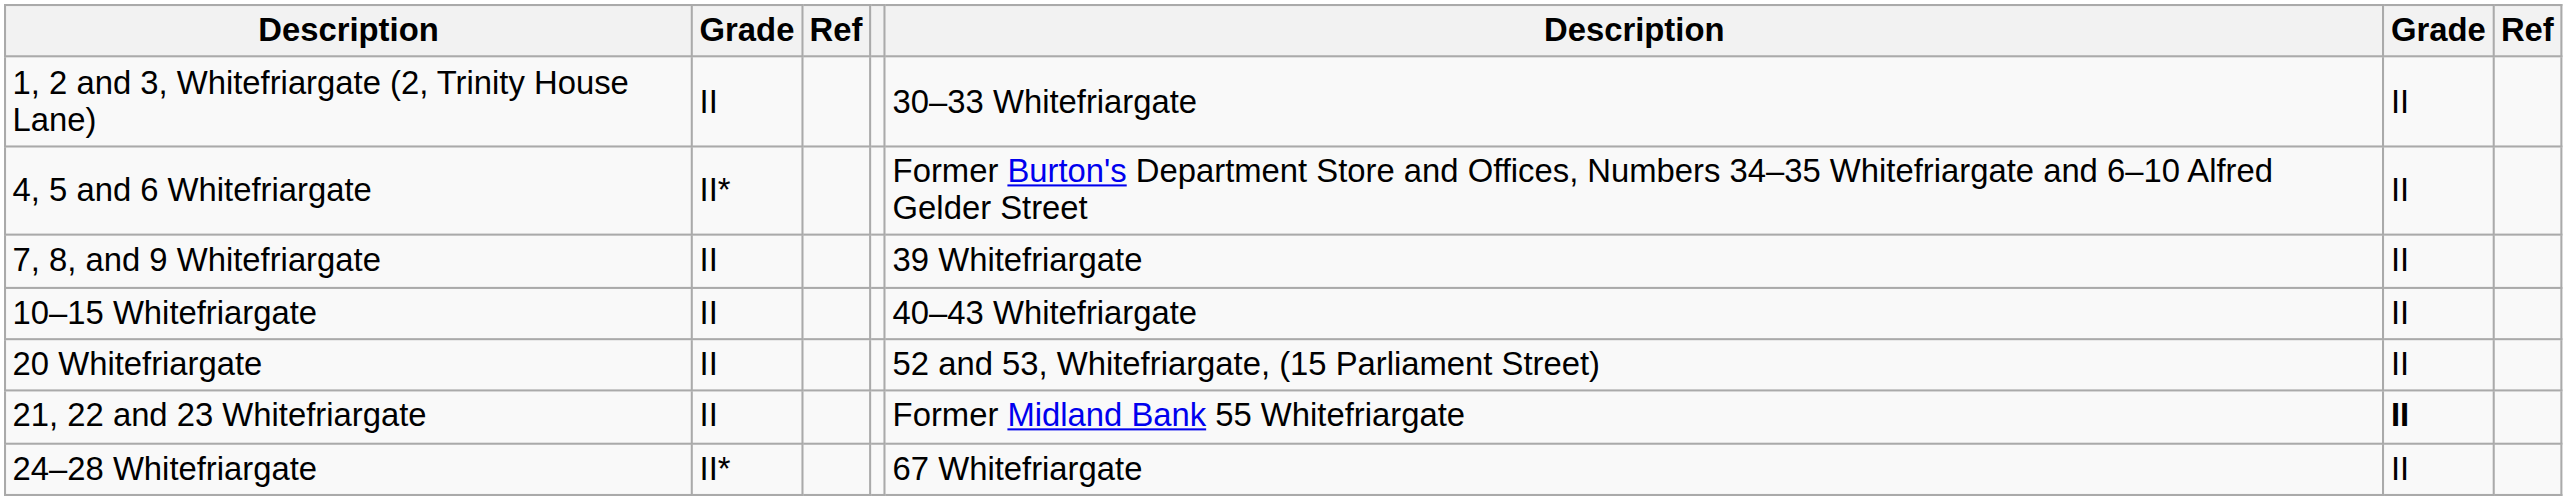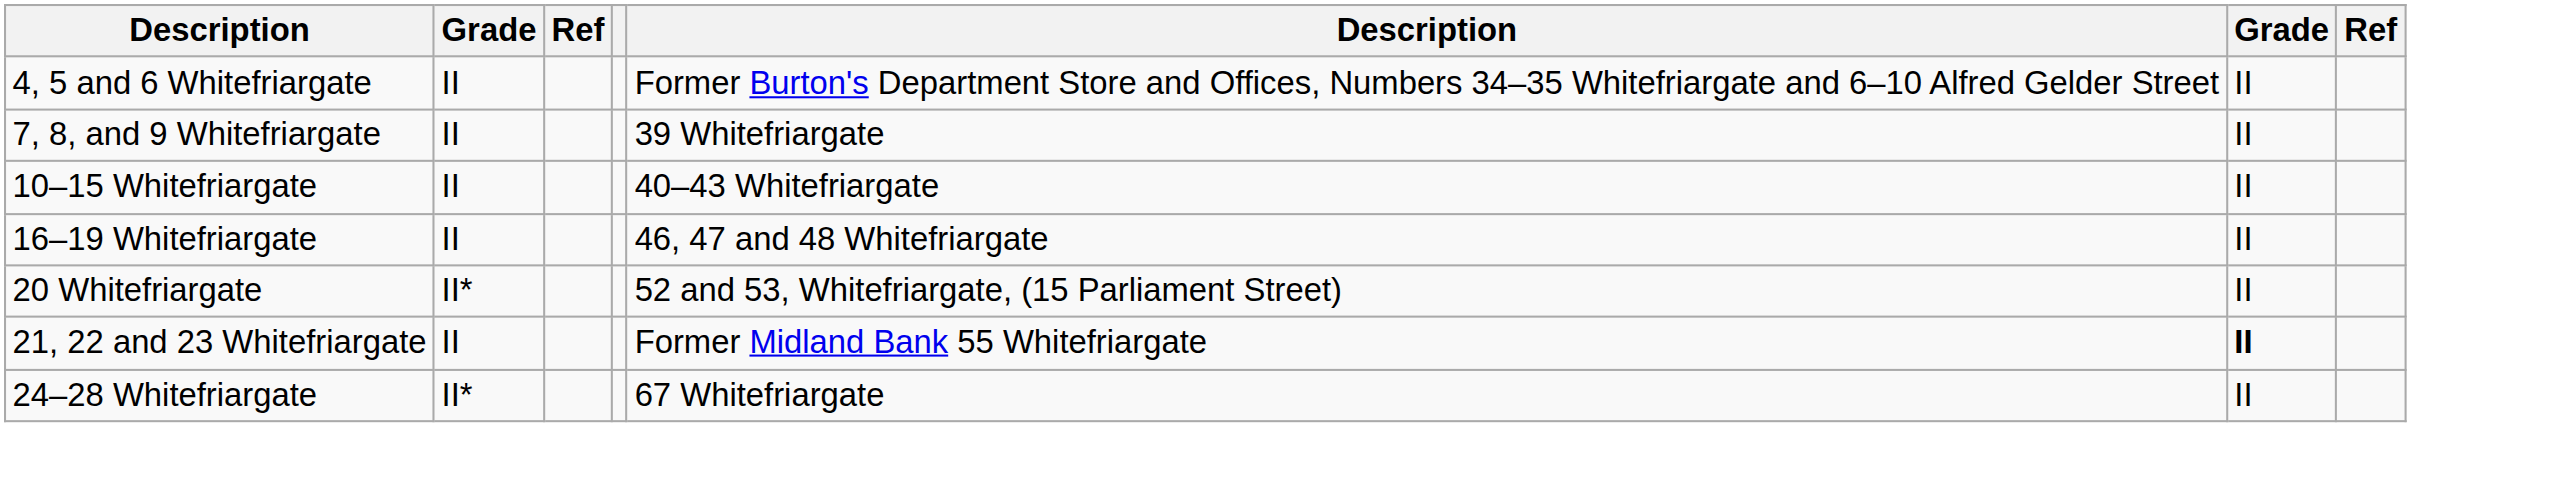- row: (321, 100)
(715, 189) II* -> (451, 82) II
+ row: (165, 238)
(709, 364) II -> (457, 290) II*
